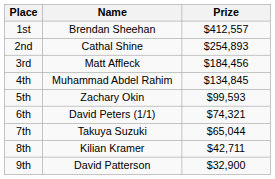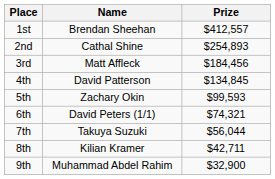(112, 81) Muhammad Abdel Rahim -> (112, 81) David Patterson
(226, 132) $65,044 -> (226, 132) $56,044
(112, 166) David Patterson -> (112, 166) Muhammad Abdel Rahim
